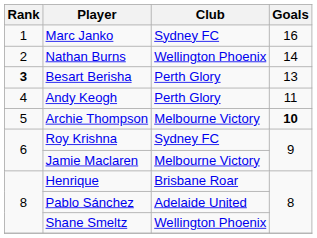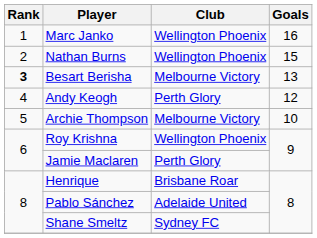(187, 35) Sydney FC -> (210, 35) Wellington Phoenix
(291, 56) 14 -> (291, 56) 15
(187, 77) Perth Glory -> (207, 77) Melbourne Victory
(291, 98) 11 -> (291, 98) 12
(291, 118) bold -> (291, 118) normal
(187, 139) Sydney FC -> (210, 139) Wellington Phoenix
(207, 160) Melbourne Victory -> (187, 160) Perth Glory
(210, 222) Wellington Phoenix -> (187, 222) Sydney FC
